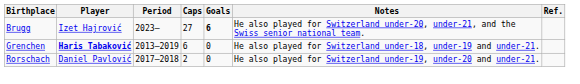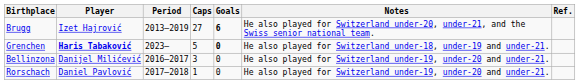(147, 29) 2023– -> (167, 29) 2013–2019
(157, 46) 2013–2019 -> (157, 46) 2023–
(185, 46) 6 -> (195, 46) 5
(208, 46) normal -> (218, 46) bold
+ row: (30, 60)
(185, 60) 2 -> (195, 73) 1
